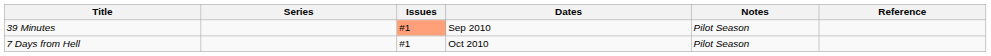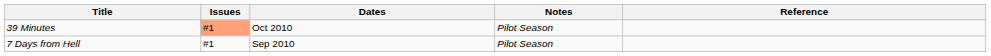- column: (299, 12)
(469, 28) Sep 2010 -> (272, 28) Oct 2010
(468, 43) Oct 2010 -> (273, 43) Sep 2010
